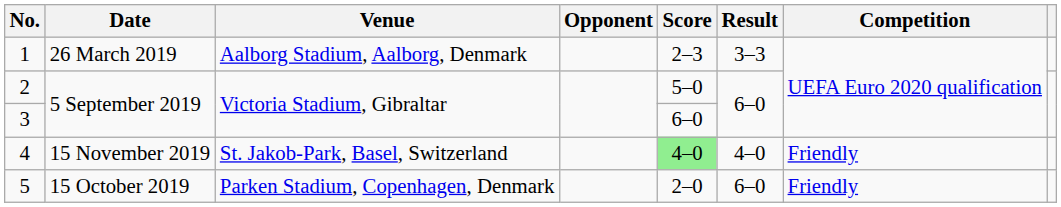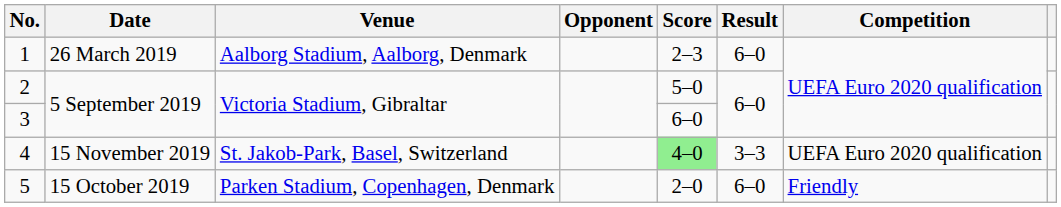(750, 53) 3–3 -> (750, 53) 6–0
(750, 152) 4–0 -> (750, 152) 3–3
(823, 152) Friendly -> (915, 152) UEFA Euro 2020 qualification
